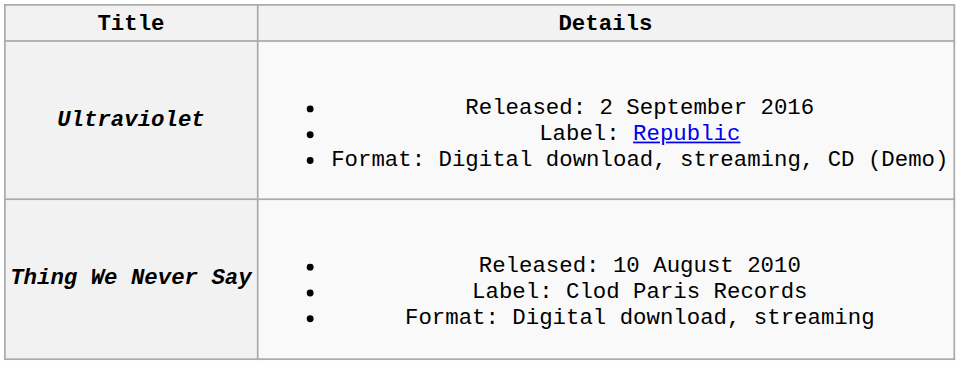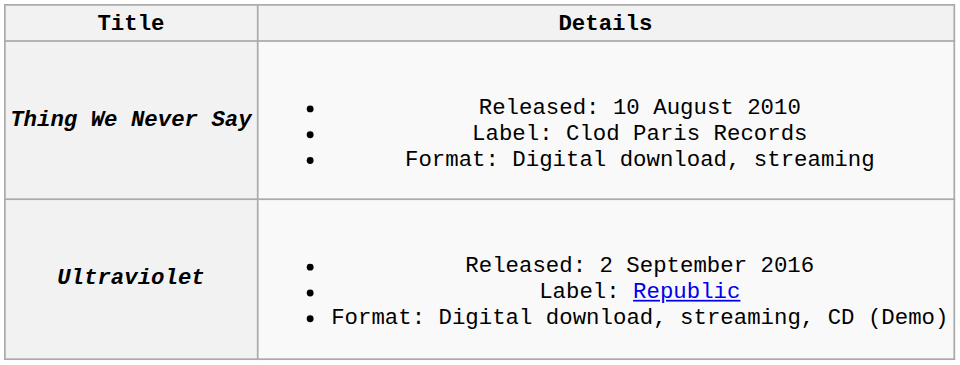rows swapped: (131, 279) <-> (131, 121)
